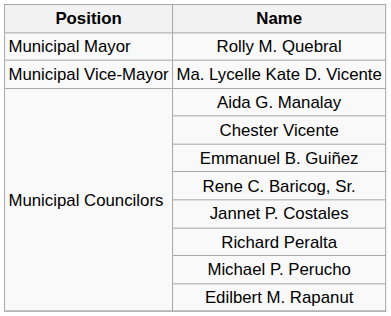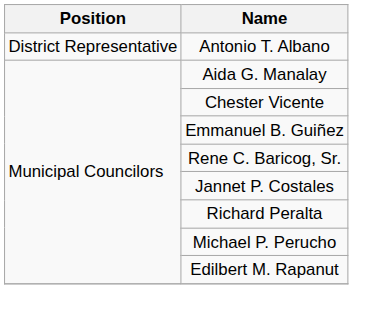+ row: (265, 46)
- row: (279, 46)
- row: (279, 74)
